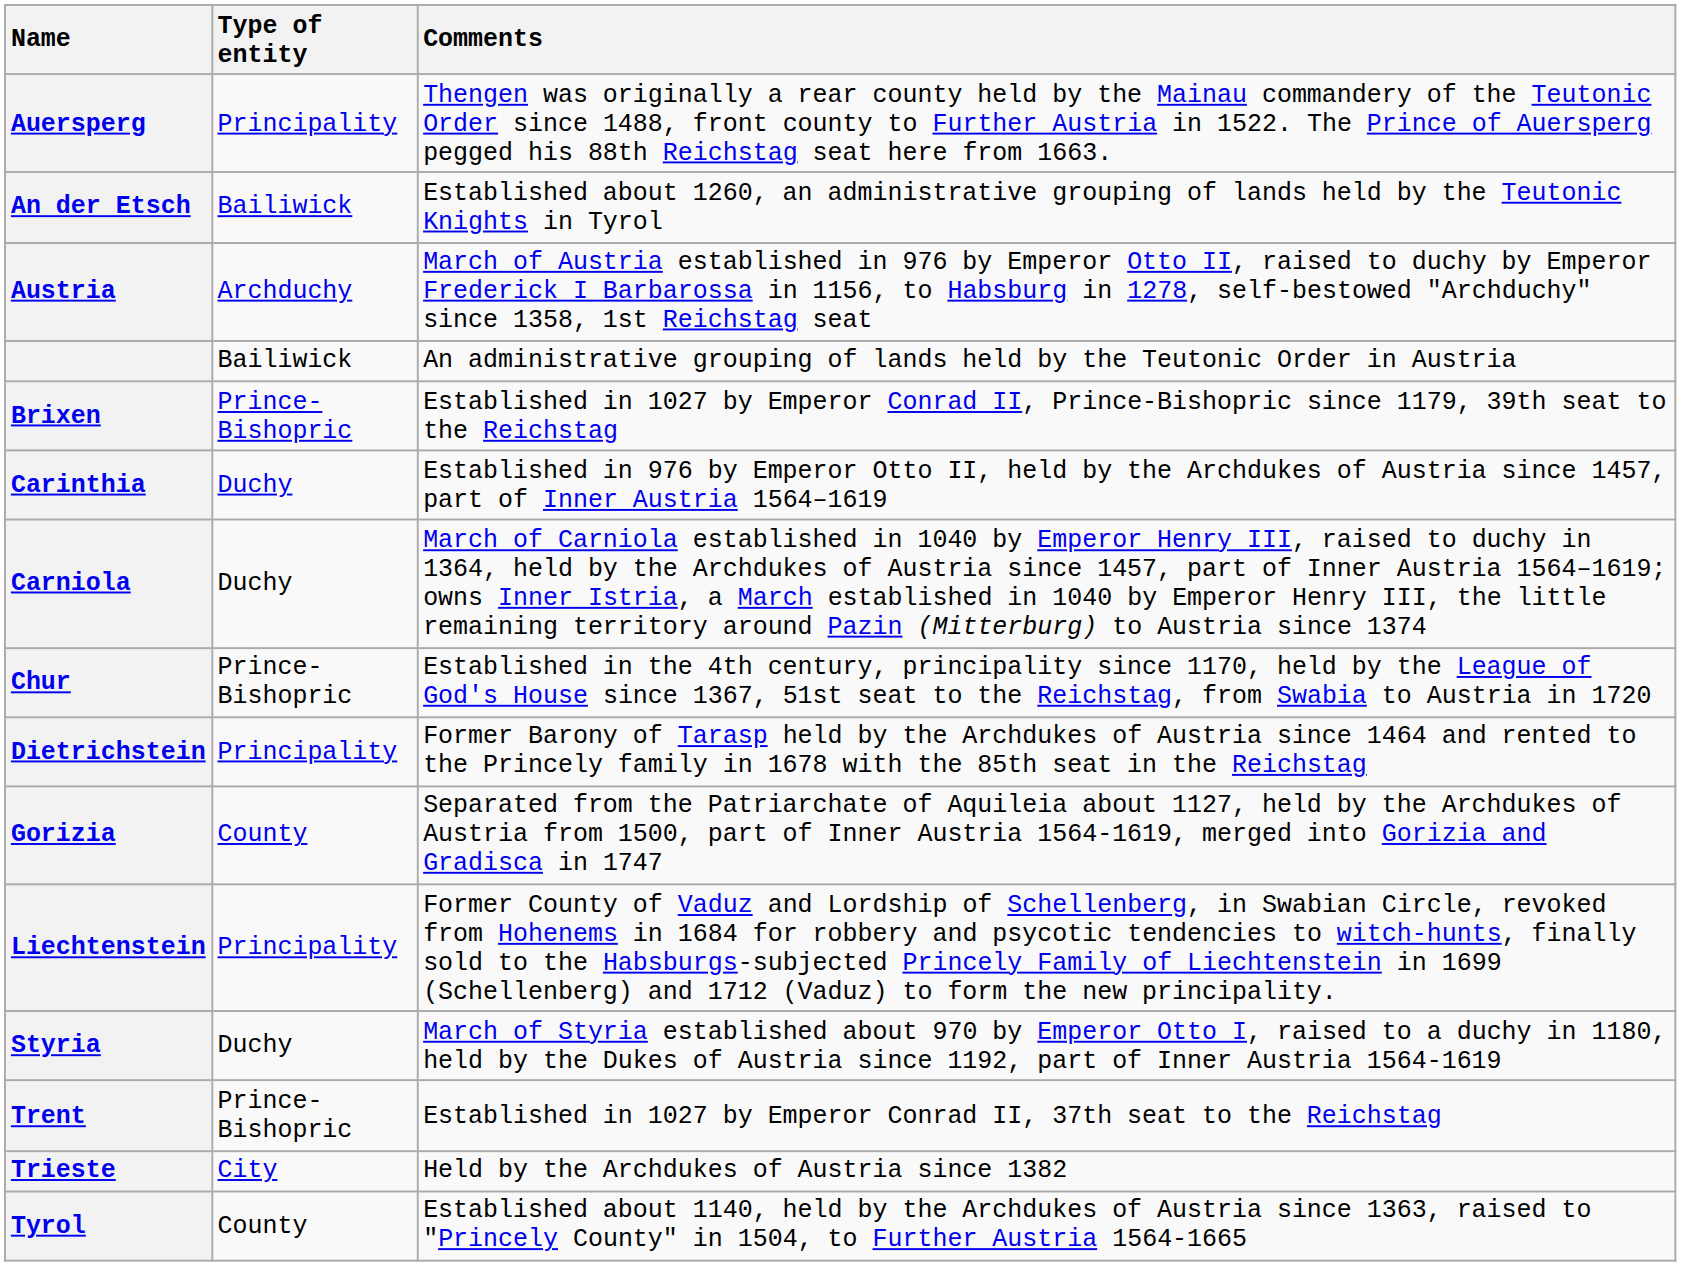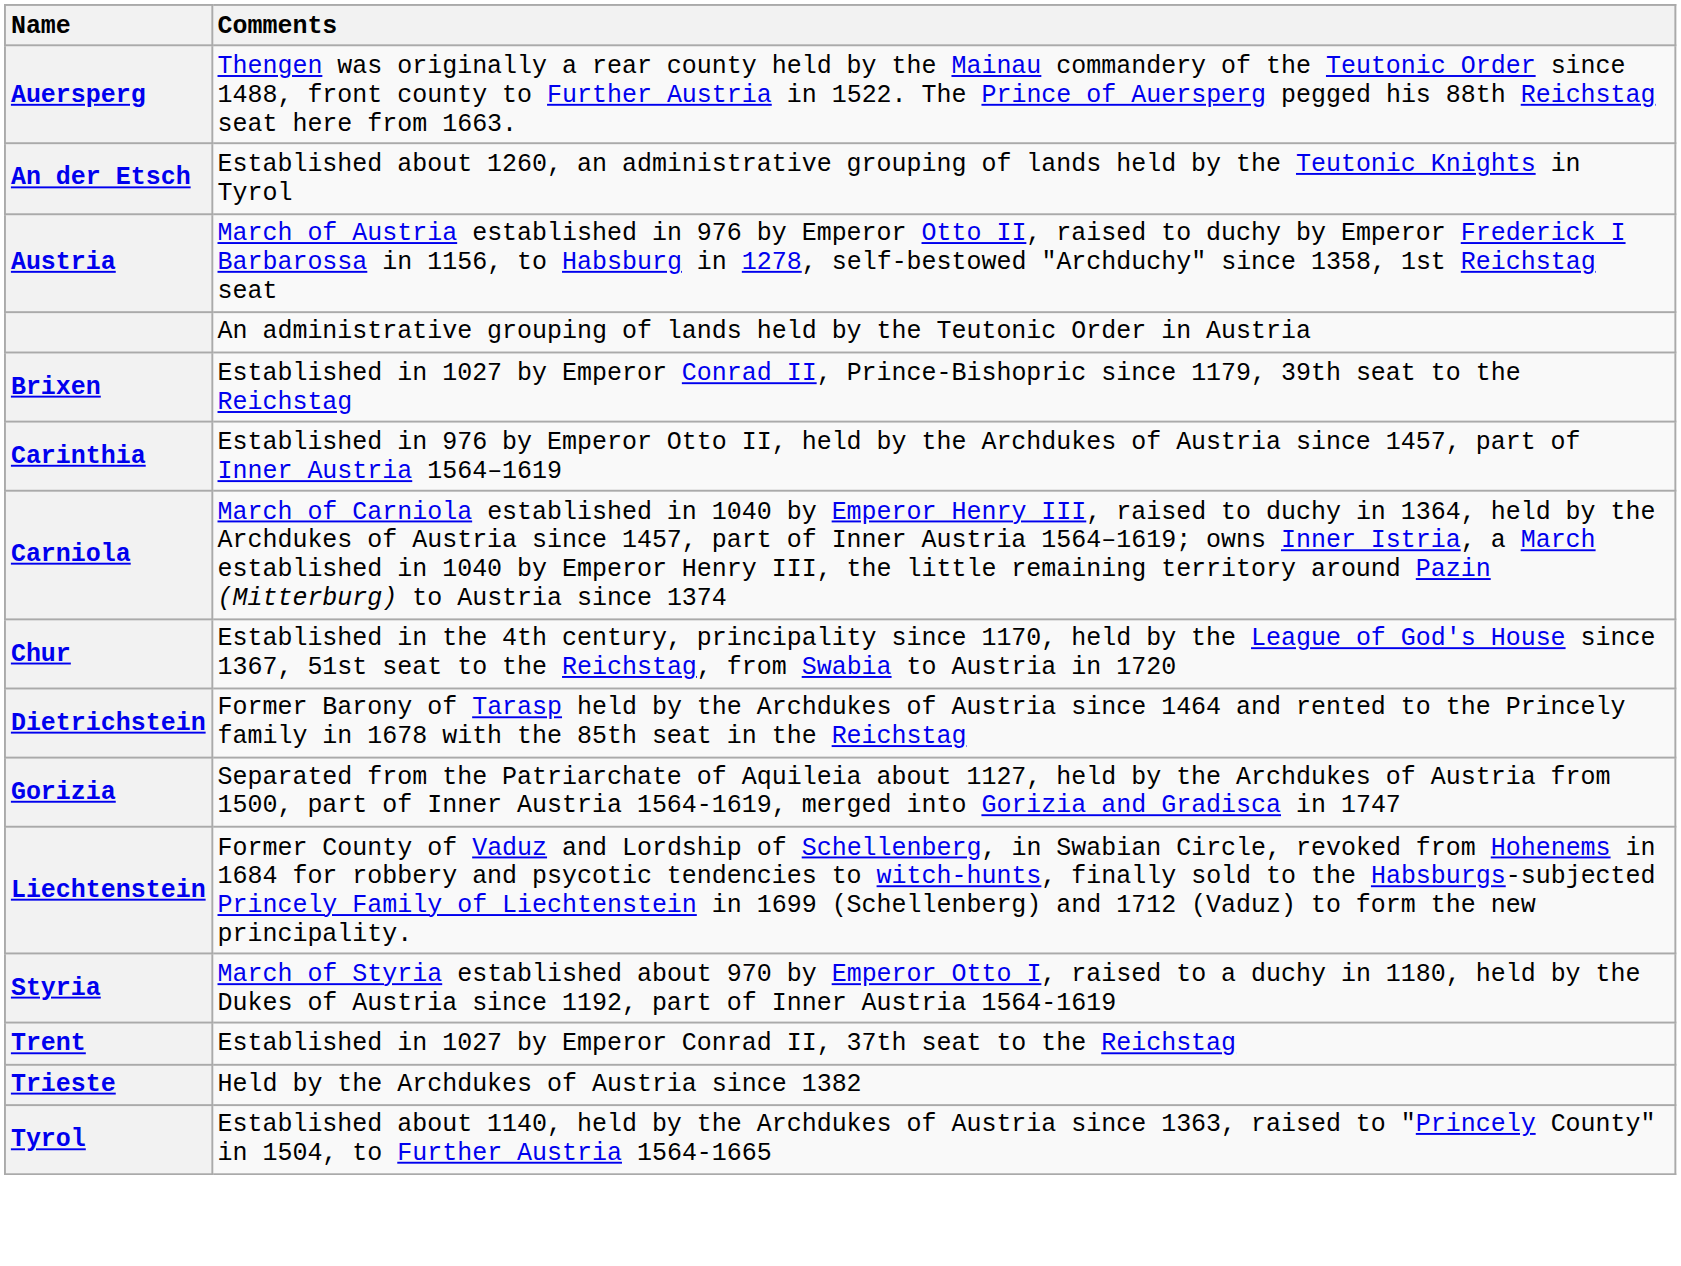- column: (270, 40)
